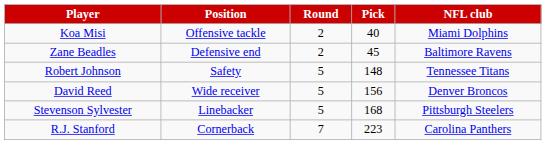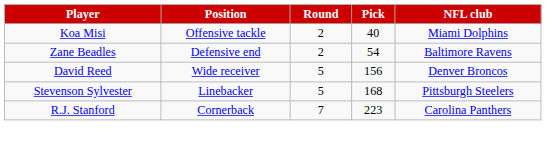(373, 52) 45 -> (373, 52) 54
- row: (83, 71)
